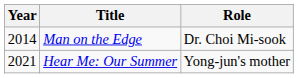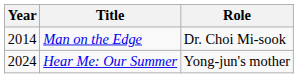(22, 61) 2021 -> (22, 61) 2024
